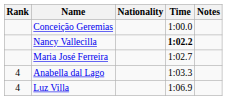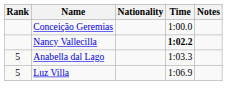- row: (71, 57)
(18, 73) 4 -> (18, 57) 5
(18, 88) 4 -> (18, 73) 5
